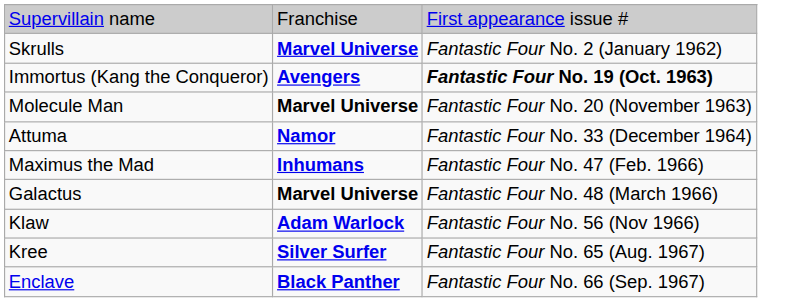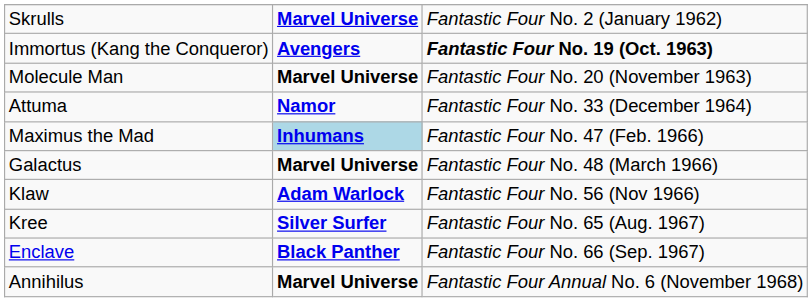- row: (82, 19)
(321, 164) no background -> (321, 135) lightblue background
+ row: (46, 281)
